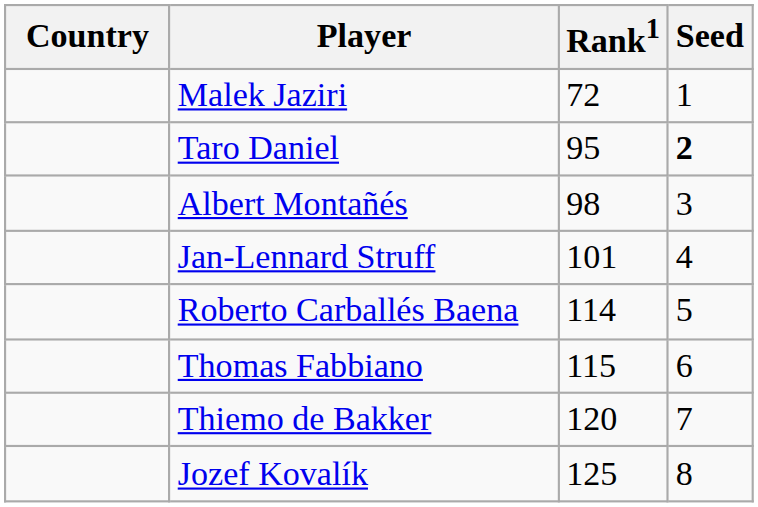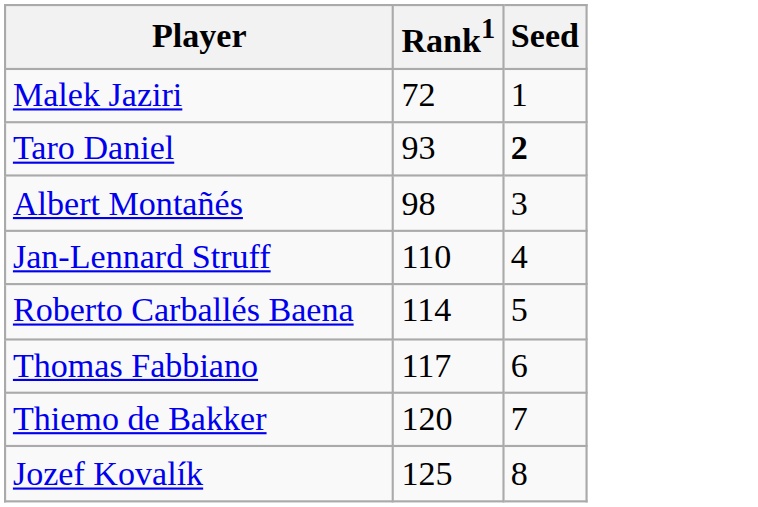- column: (87, 36)
(583, 148) 95 -> (418, 148) 93
(592, 256) 101 -> (426, 256) 110
(591, 365) 115 -> (426, 365) 117
